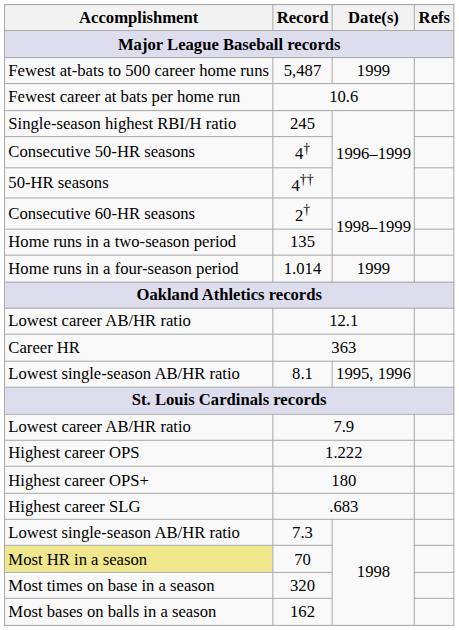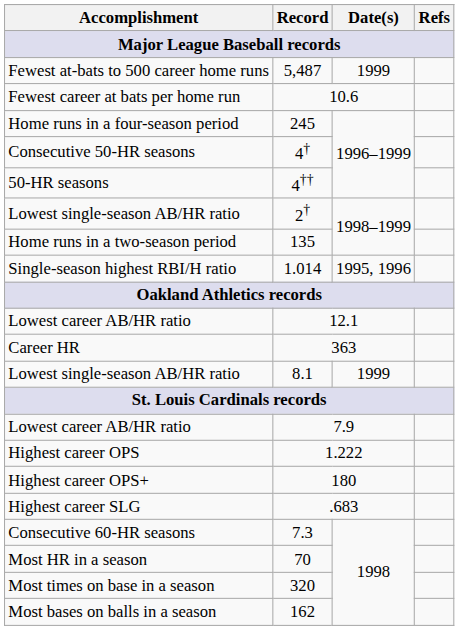(122, 123) Single-season highest RBI/H ratio -> (123, 123) Home runs in a four-season period
(102, 213) Consecutive 60-HR seasons -> (124, 213) Lowest single-season AB/HR ratio
(123, 268) Home runs in a four-season period -> (122, 268) Single-season highest RBI/H ratio
(374, 268) 1999 -> (374, 268) 1995, 1996
(374, 374) 1995, 1996 -> (374, 374) 1999
(124, 532) Lowest single-season AB/HR ratio -> (102, 532) Consecutive 60-HR seasons
(78, 558) khaki background -> (78, 558) no background
